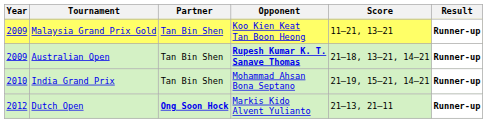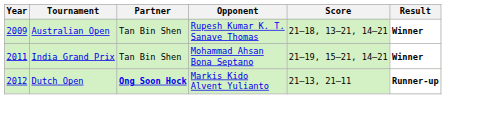- row: (94, 31)
(279, 56) bold -> (238, 31) normal
(457, 56) Runner-up -> (408, 31) Winner
(17, 81) 2010 -> (17, 56) 2011
(457, 81) Runner-up -> (408, 56) Winner
